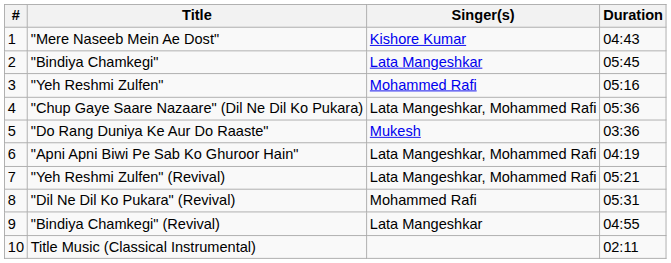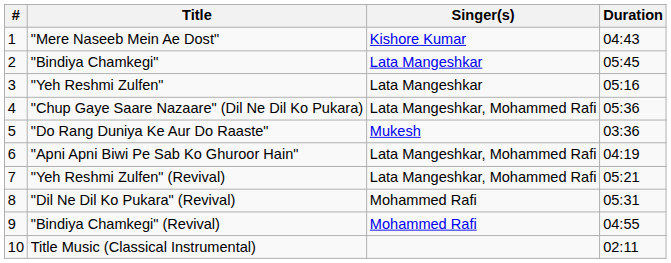(423, 85) Mohammed Rafi -> (426, 85) Lata Mangeshkar
(426, 223) Lata Mangeshkar -> (423, 223) Mohammed Rafi
